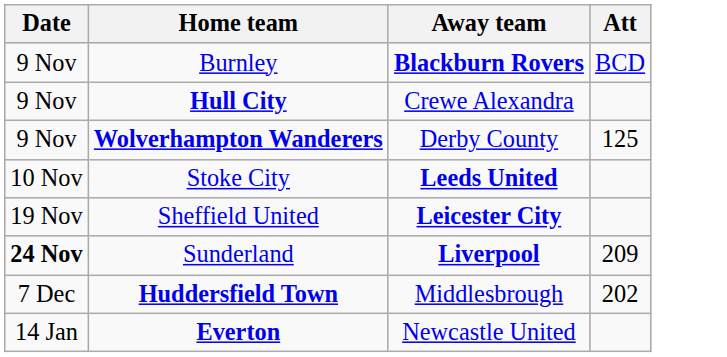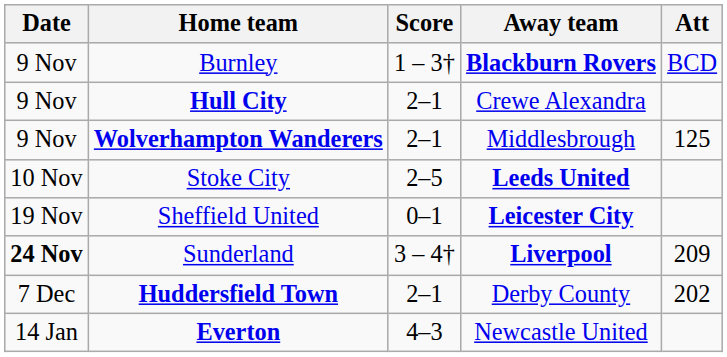+ column: (424, 23)
(489, 139) Derby County -> (561, 139) Middlesbrough
(489, 293) Middlesbrough -> (561, 293) Derby County
